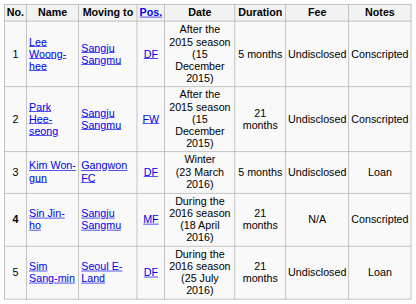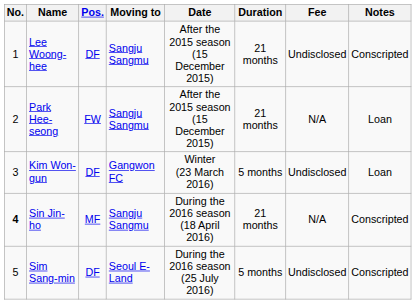columns swapped: (151, 13) <-> (108, 13)
(260, 54) 5 months -> (260, 54) 21 months
(317, 119) Undisclosed -> (317, 119) N/A
(380, 119) Conscripted -> (380, 119) Loan
(260, 272) 21 months -> (260, 272) 5 months
(380, 272) Loan -> (380, 272) Conscripted
